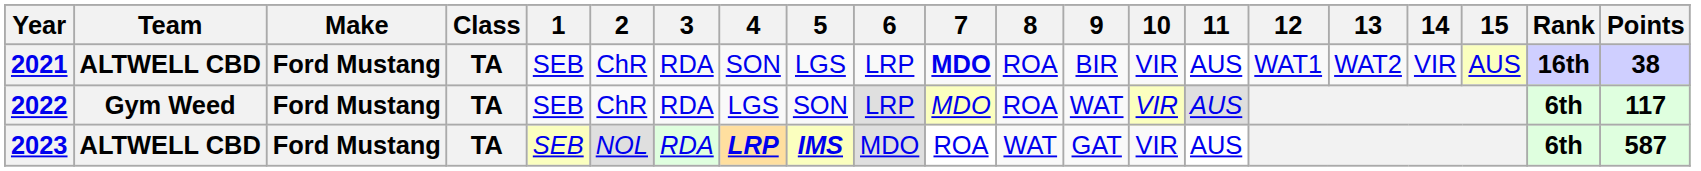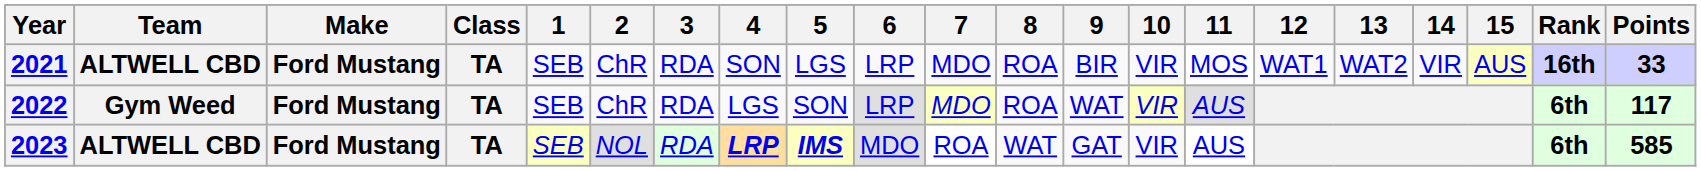(961, 65) bold -> (961, 65) normal
(1216, 65) AUS -> (1219, 65) MOS
(1646, 65) 38 -> (1651, 65) 33
(1646, 145) 587 -> (1651, 145) 585
